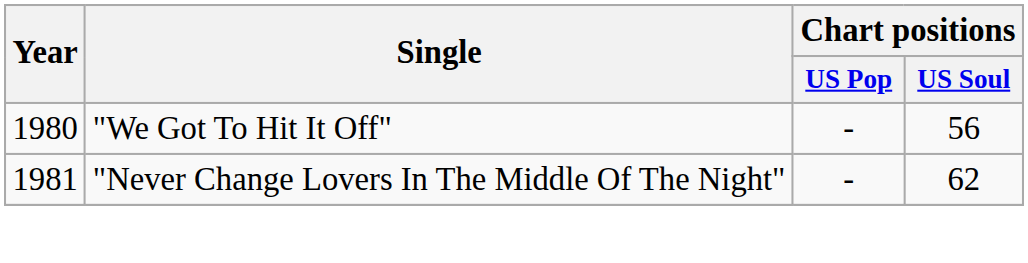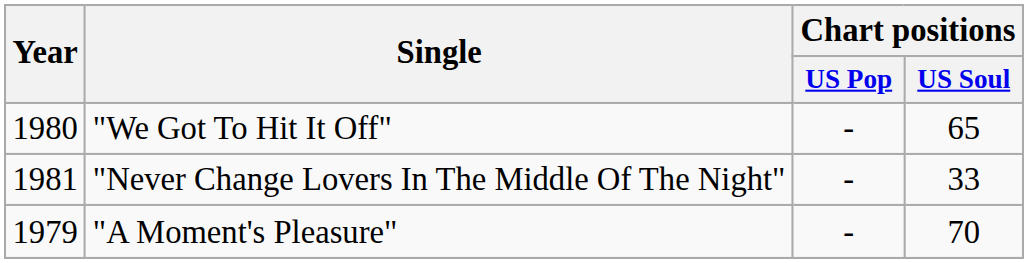(964, 127) 56 -> (964, 127) 65
(964, 179) 62 -> (964, 179) 33
+ row: (245, 231)
